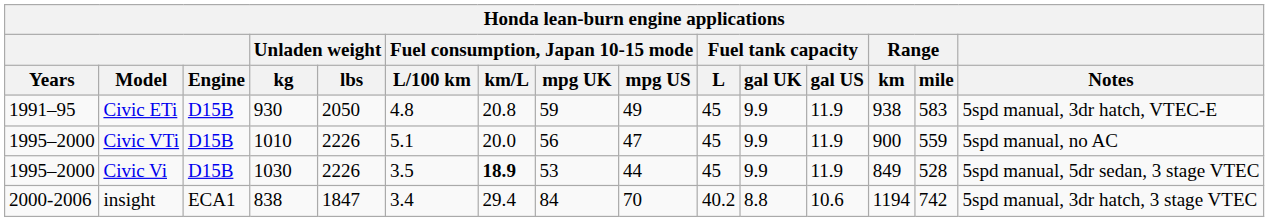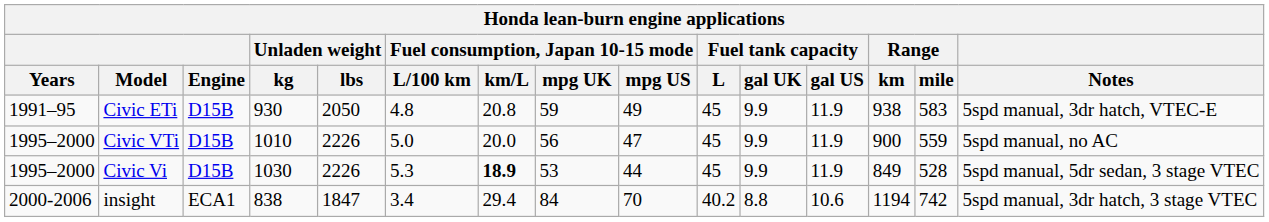(402, 140) 5.1 -> (402, 140) 5.0
(402, 170) 3.5 -> (402, 170) 5.3
